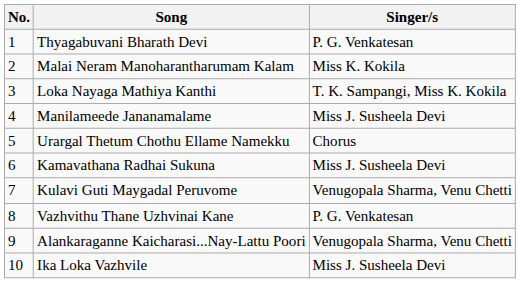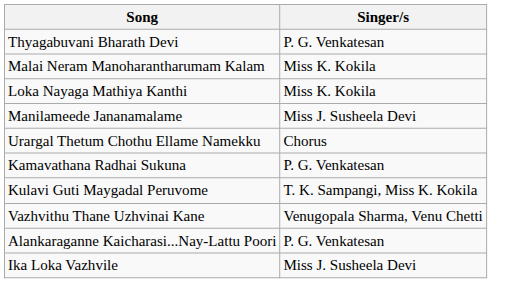- column: (19, 17)
(410, 91) T. K. Sampangi, Miss K. Kokila -> (330, 91) Miss K. Kokila
(379, 165) Miss J. Susheela Devi -> (334, 165) P. G. Venkatesan
(412, 190) Venugopala Sharma, Venu Chetti -> (380, 190) T. K. Sampangi, Miss K. Kokila
(363, 215) P. G. Venkatesan -> (383, 215) Venugopala Sharma, Venu Chetti
(412, 240) Venugopala Sharma, Venu Chetti -> (334, 240) P. G. Venkatesan
